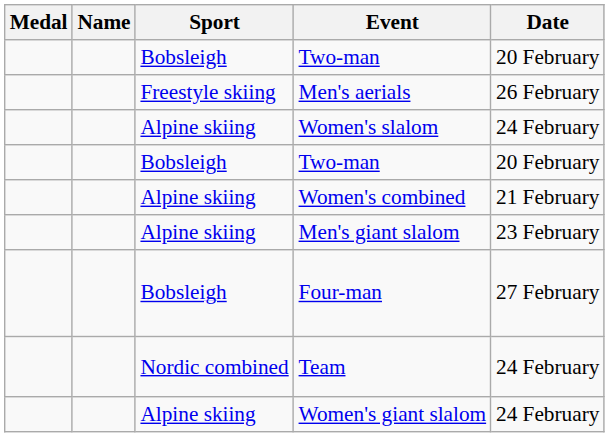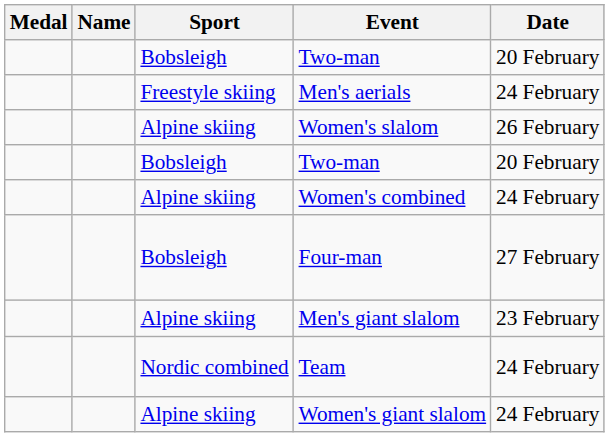(548, 92) 26 February -> (548, 92) 24 February
(548, 127) 24 February -> (548, 127) 26 February
(548, 197) 21 February -> (548, 197) 24 February
rows swapped: (198, 232) <-> (184, 293)
